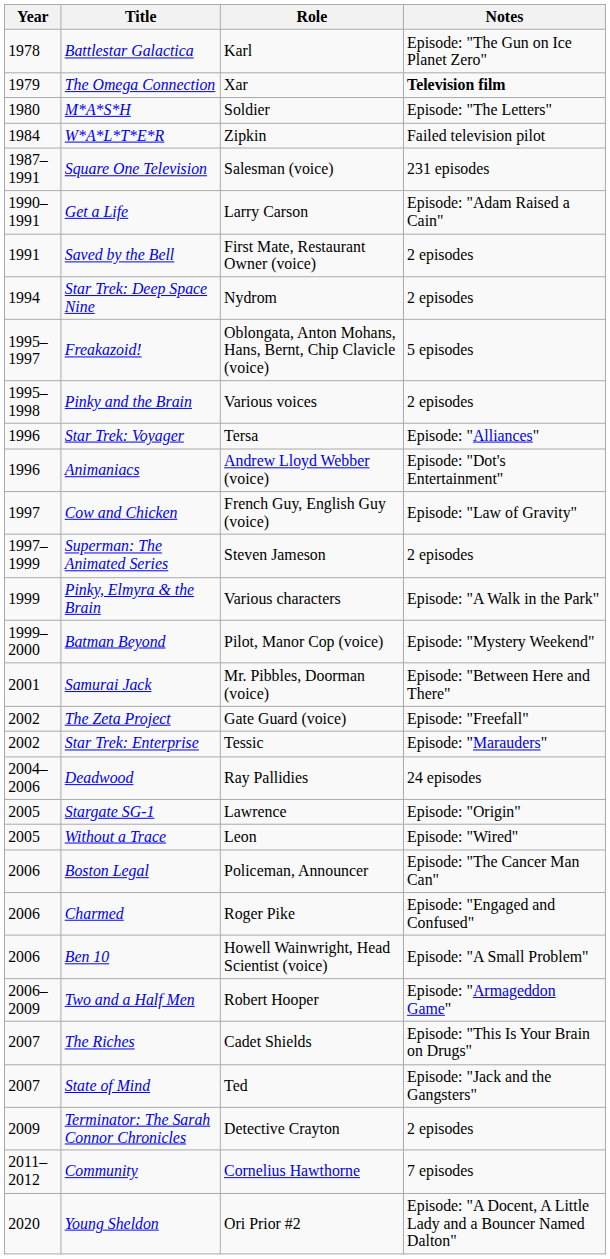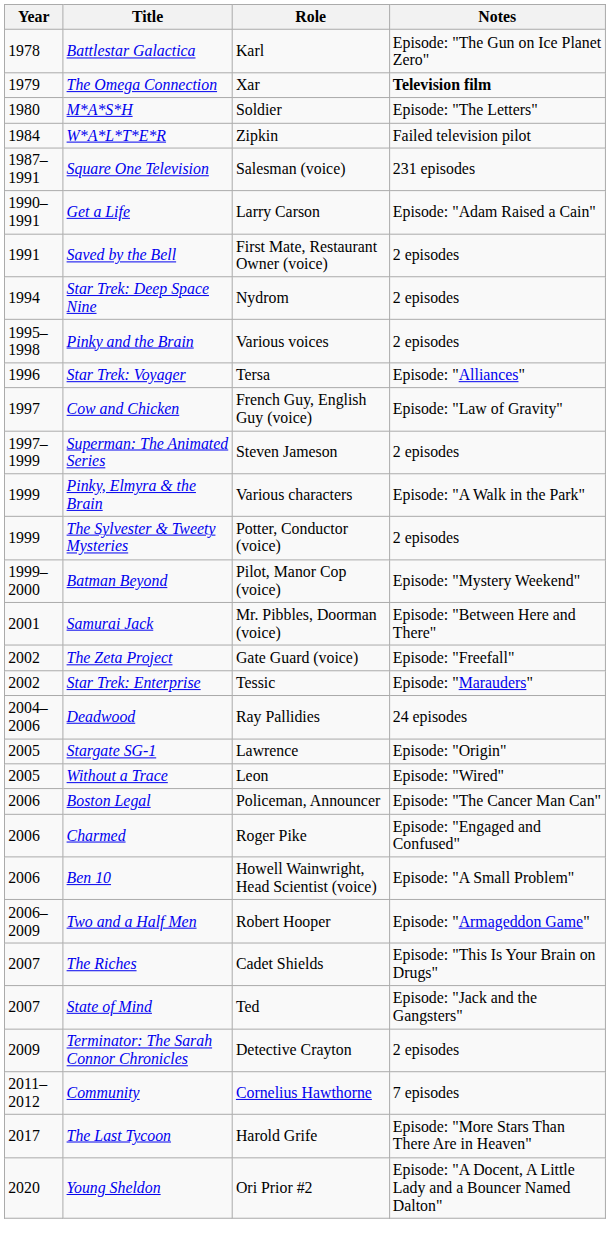- row: (103, 350)
- row: (102, 469)
+ row: (141, 538)
+ row: (119, 1136)
